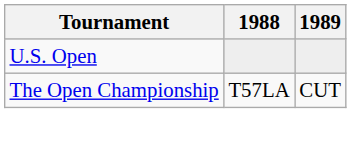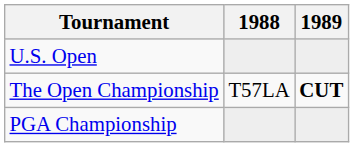(320, 90) normal -> (321, 90) bold
+ row: (93, 124)
